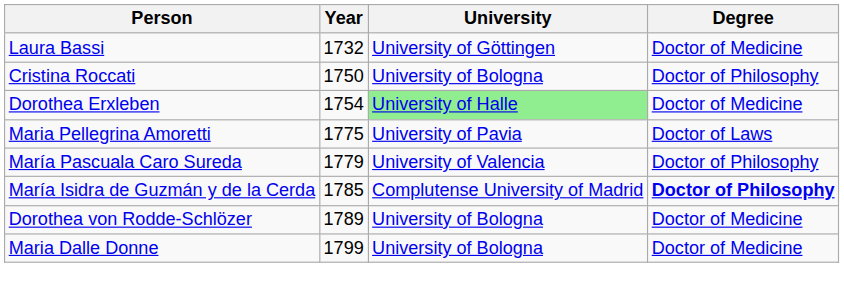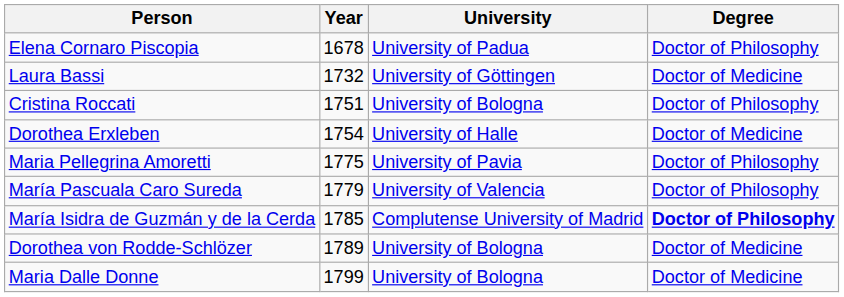+ row: (104, 47)
(344, 76) 1750 -> (344, 104) 1751
(445, 104) lightgreen background -> (445, 133) no background
(712, 133) Doctor of Laws -> (735, 162) Doctor of Philosophy
